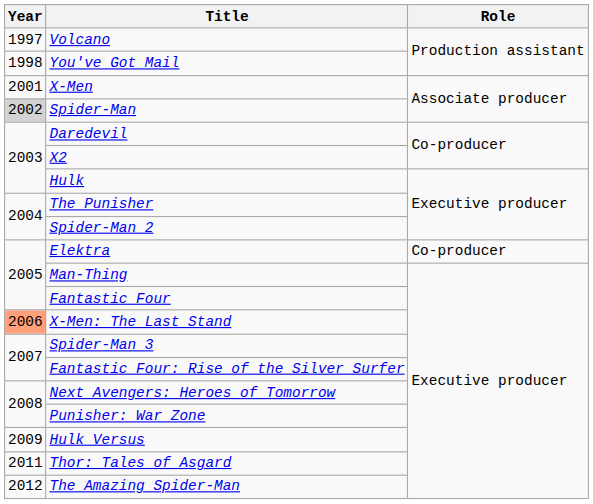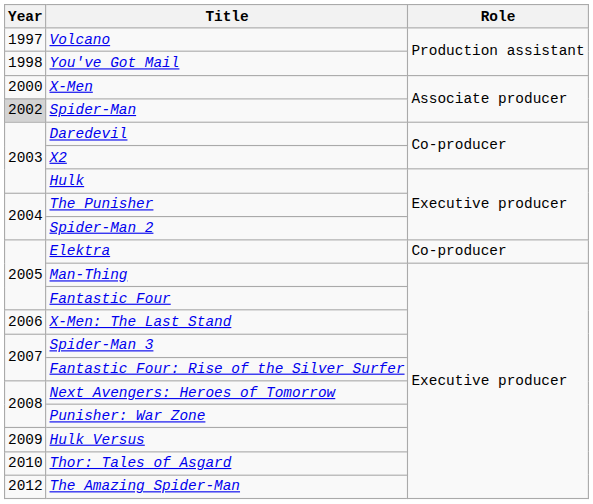(25, 87) 2001 -> (25, 87) 2000
(25, 322) lightsalmon background -> (25, 322) no background
(25, 463) 2011 -> (25, 463) 2010
